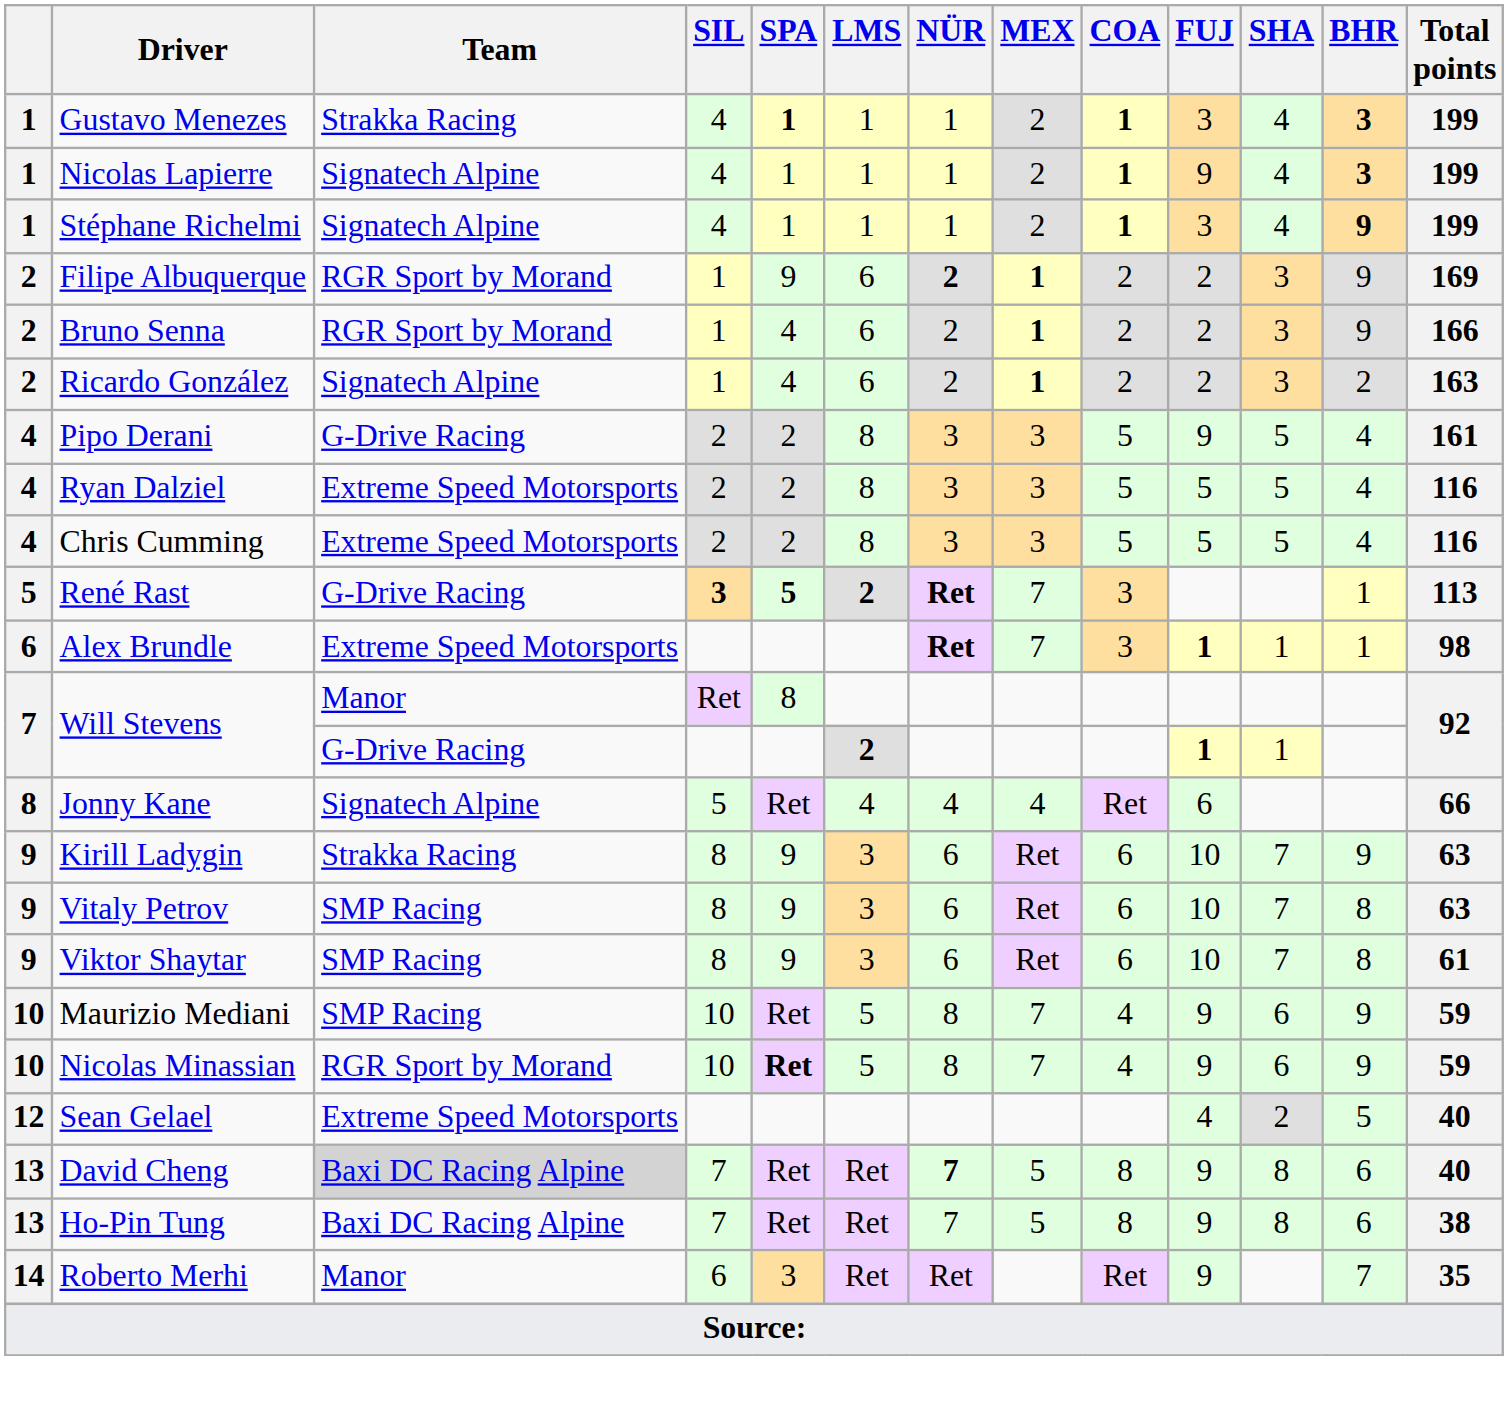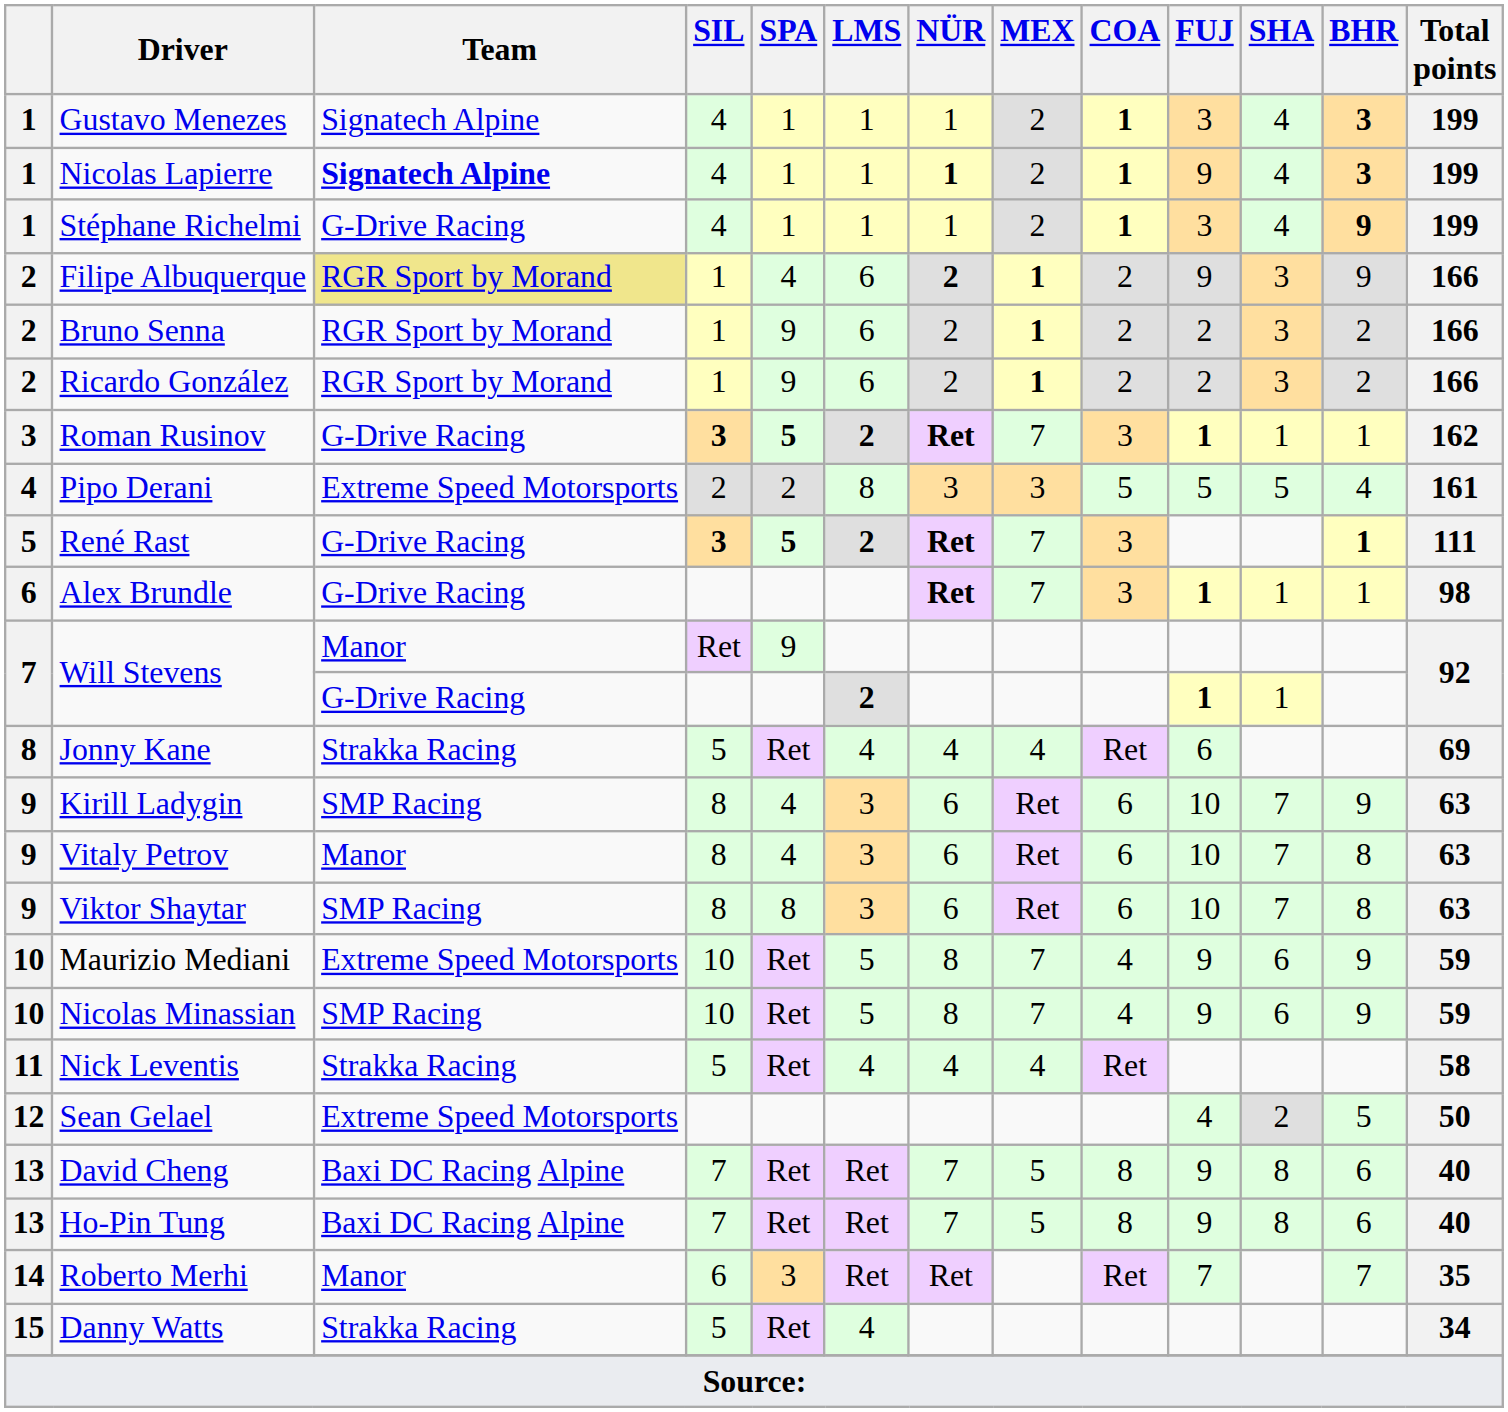(419, 120) Strakka Racing -> (430, 120) Signatech Alpine
(788, 120) bold -> (788, 120) normal
(430, 172) normal -> (436, 172) bold
(951, 172) normal -> (951, 172) bold
(430, 225) Signatech Alpine -> (423, 225) G-Drive Racing
(467, 277) no background -> (467, 277) khaki background
(788, 277) 9 -> (788, 277) 4
(1205, 277) 2 -> (1205, 277) 9
(1455, 277) 169 -> (1455, 277) 166
(788, 330) 4 -> (788, 330) 9
(1364, 330) 9 -> (1364, 330) 2
(430, 382) Signatech Alpine -> (467, 382) RGR Sport by Morand
(788, 382) 4 -> (788, 382) 9
(1455, 382) 163 -> (1455, 382) 166
+ row: (163, 435)
(423, 435) G-Drive Racing -> (500, 487) Extreme Speed Motorsports
(1205, 435) 9 -> (1205, 487) 5
- row: (142, 487)
- row: (162, 540)
(1364, 592) normal -> (1364, 540) bold
(1455, 592) 113 -> (1455, 540) 111
(500, 645) Extreme Speed Motorsports -> (423, 592) G-Drive Racing
(788, 697) 8 -> (788, 645) 9
(430, 802) Signatech Alpine -> (419, 750) Strakka Racing
(1455, 802) 66 -> (1455, 750) 69
(419, 855) Strakka Racing -> (401, 802) SMP Racing
(788, 855) 9 -> (788, 802) 4
(401, 907) SMP Racing -> (364, 855) Manor
(788, 907) 9 -> (788, 855) 4
(788, 960) 9 -> (788, 907) 8
(1455, 960) 61 -> (1455, 907) 63
(401, 1012) SMP Racing -> (500, 960) Extreme Speed Motorsports
(467, 1065) RGR Sport by Morand -> (401, 1012) SMP Racing
(788, 1065) bold -> (788, 1012) normal
+ row: (149, 1065)
(1455, 1117) 40 -> (1455, 1117) 50
(473, 1170) lightgrey background -> (473, 1170) no background
(951, 1170) bold -> (951, 1170) normal
(1455, 1222) 38 -> (1455, 1222) 40
(1205, 1275) 9 -> (1205, 1275) 7
+ row: (141, 1327)
